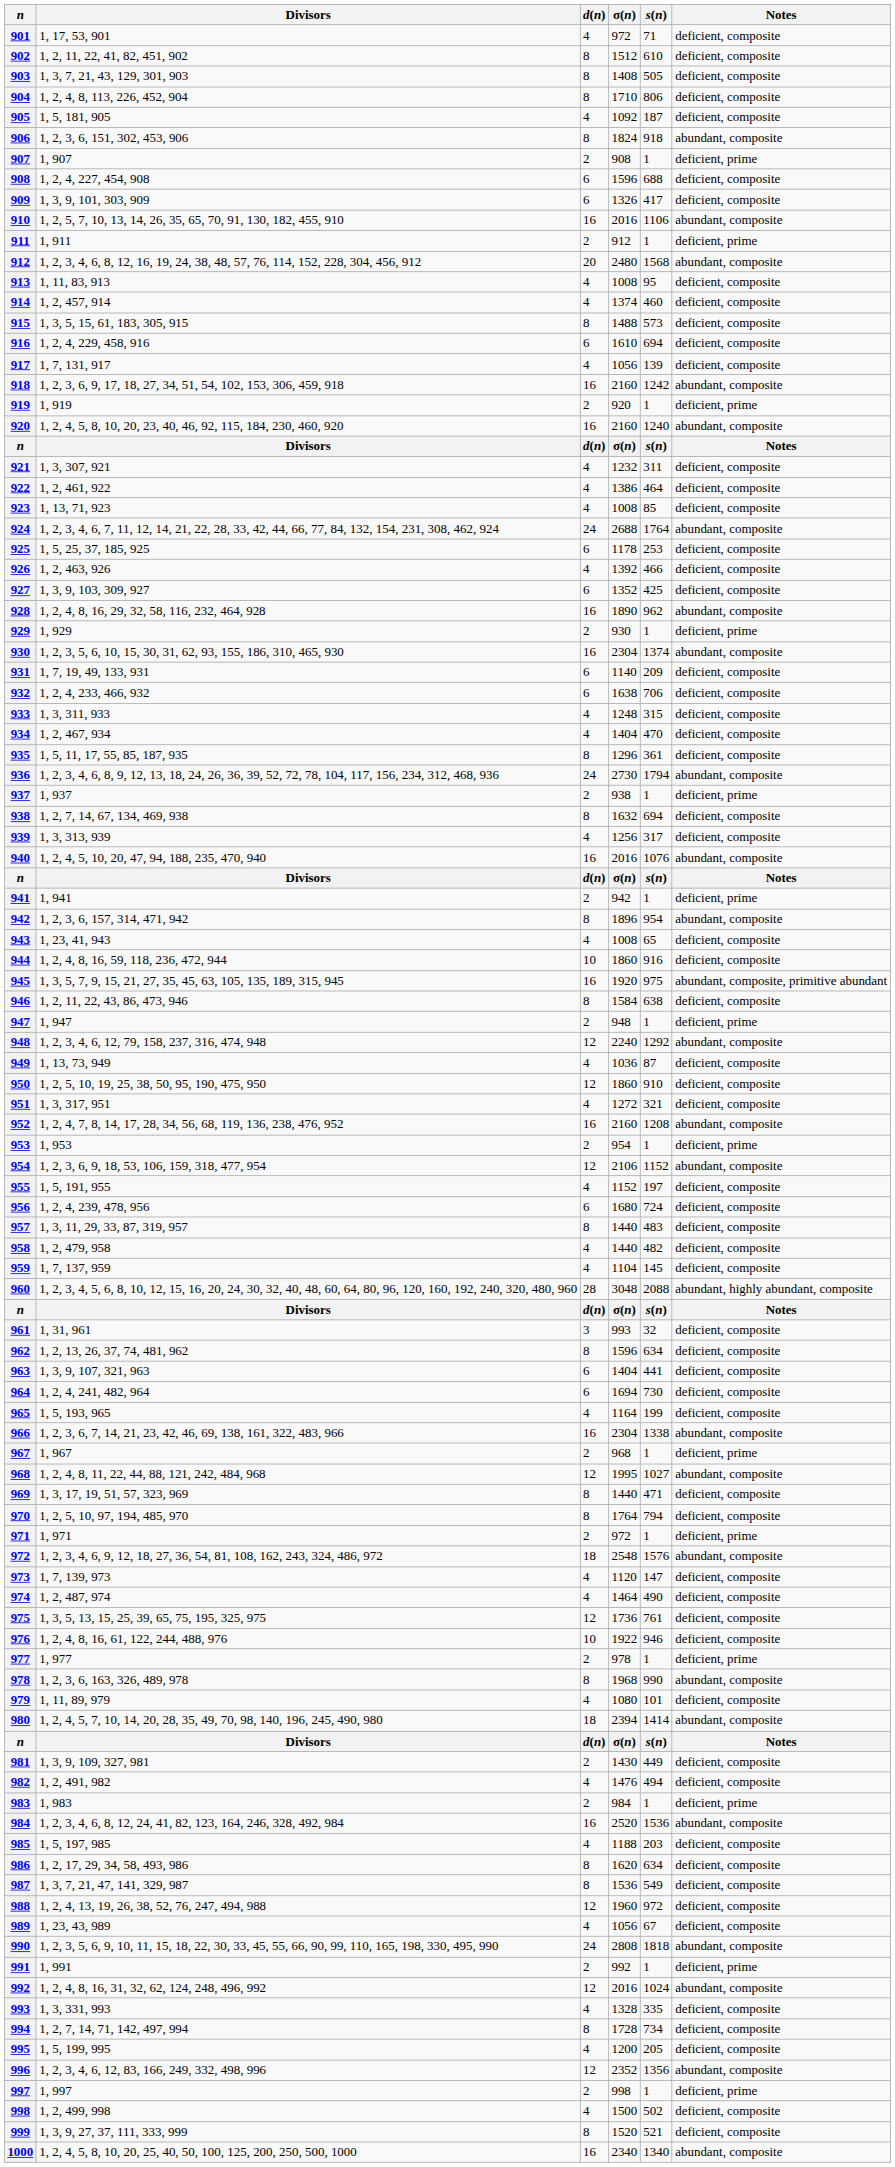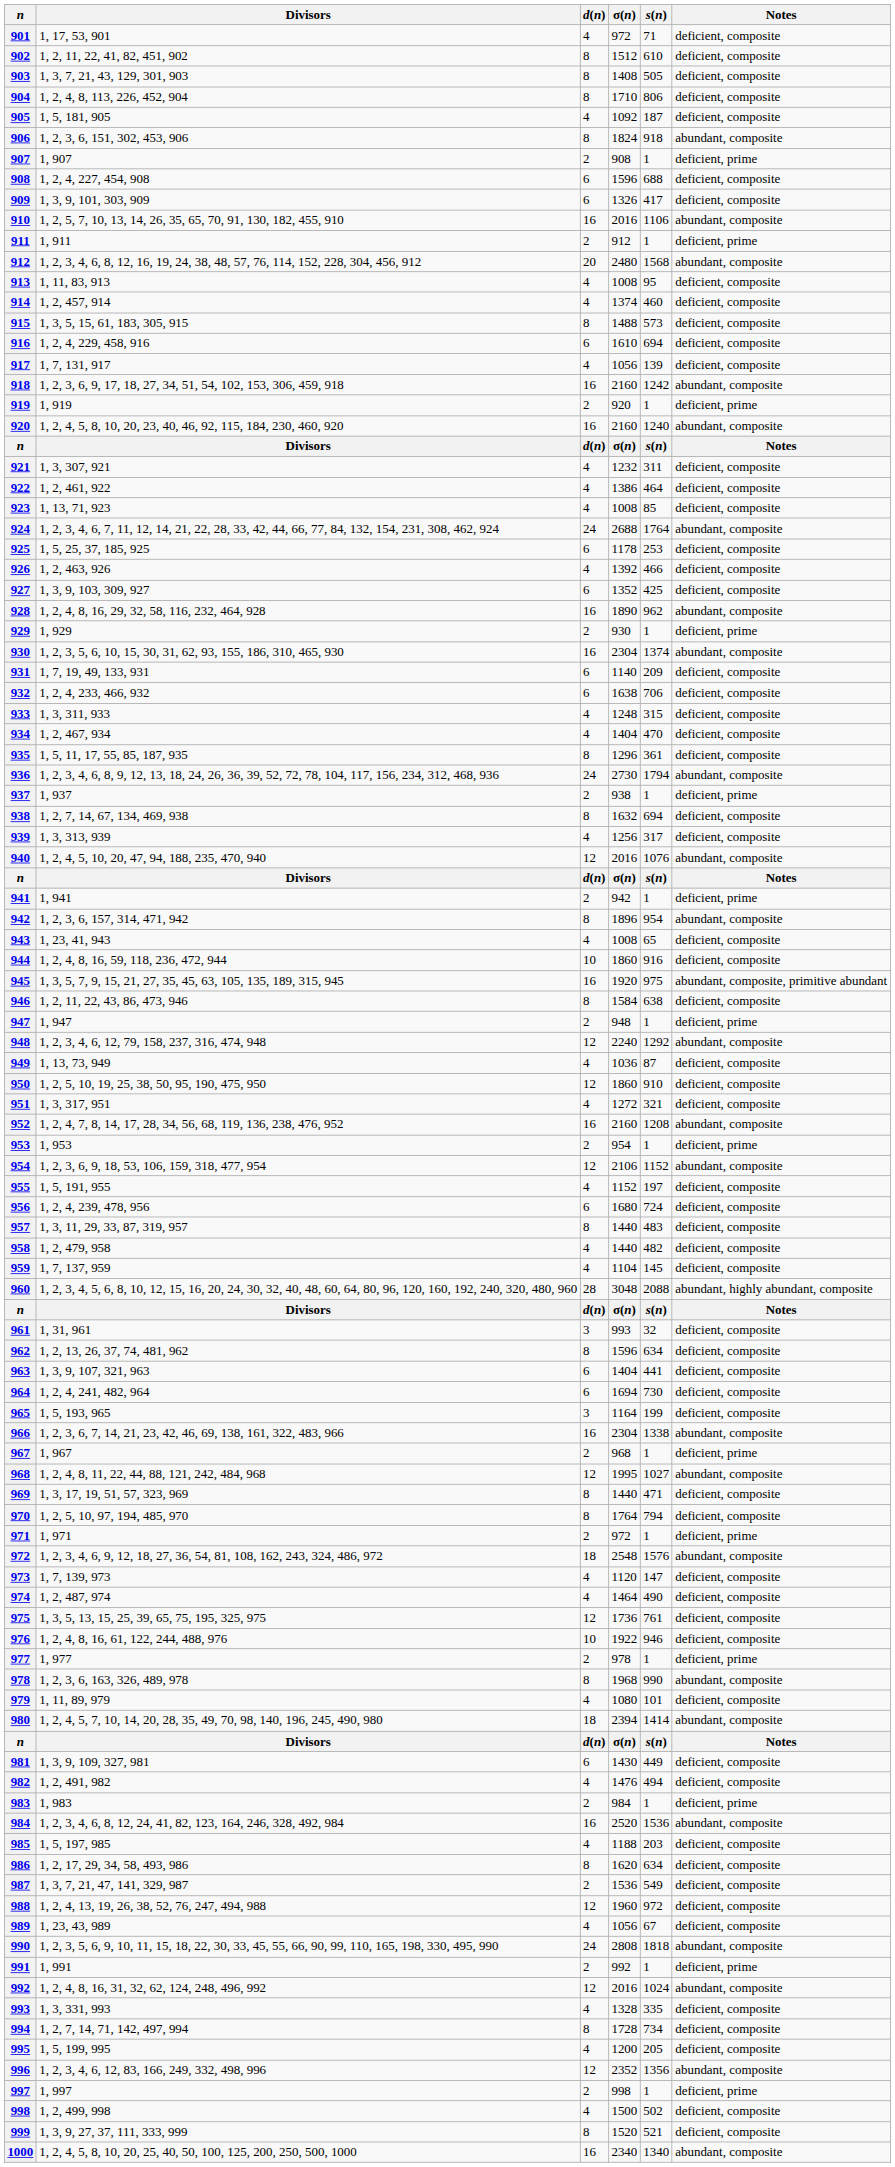(590, 857) 16 -> (590, 857) 12
(586, 1412) 4 -> (586, 1412) 3
(586, 1761) 2 -> (586, 1761) 6
(586, 1885) 8 -> (586, 1885) 2
